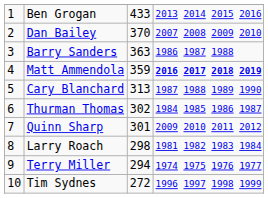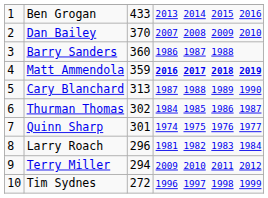(140, 52) 363 -> (140, 52) 360
(209, 127) 2009 2010 2011 2012 -> (209, 127) 1974 1975 1976 1977
(140, 146) 298 -> (140, 146) 296
(209, 165) 1974 1975 1976 1977 -> (209, 165) 2009 2010 2011 2012
